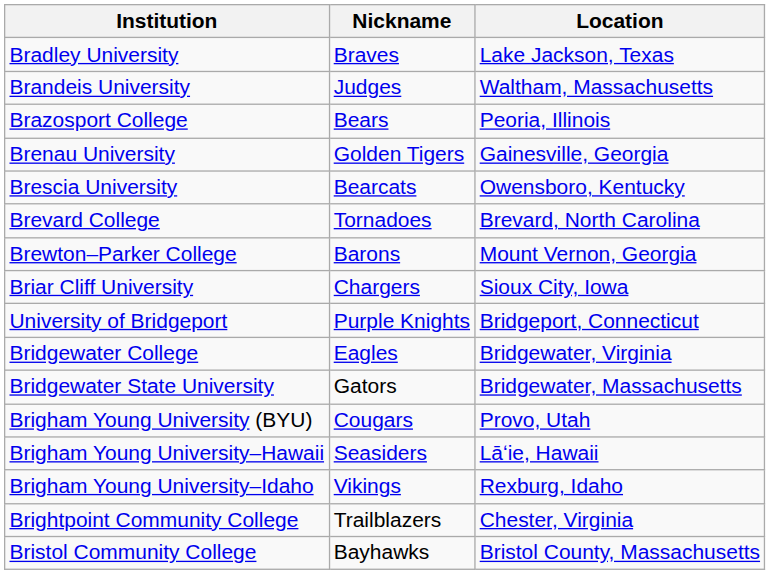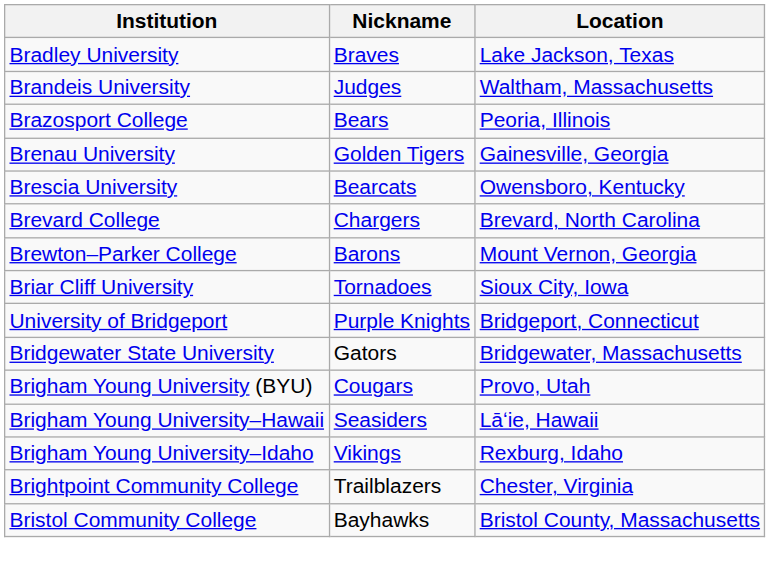(383, 220) Tornadoes -> (377, 220) Chargers
(377, 287) Chargers -> (383, 287) Tornadoes
- row: (104, 353)
